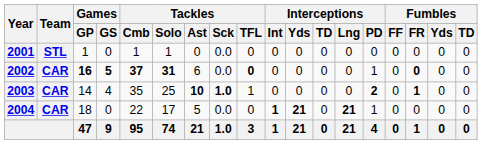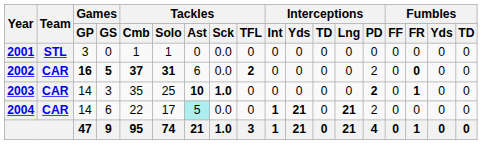(85, 52) 1 -> (85, 52) 3
(251, 71) 0 -> (251, 71) 2
(374, 71) 1 -> (374, 71) 2
(108, 91) 4 -> (108, 91) 3
(251, 91) 1 -> (251, 91) 0
(85, 110) 18 -> (85, 110) 14
(108, 110) 0 -> (108, 110) 6
(197, 110) no background -> (197, 110) paleturquoise background
(374, 110) 1 -> (374, 110) 2
